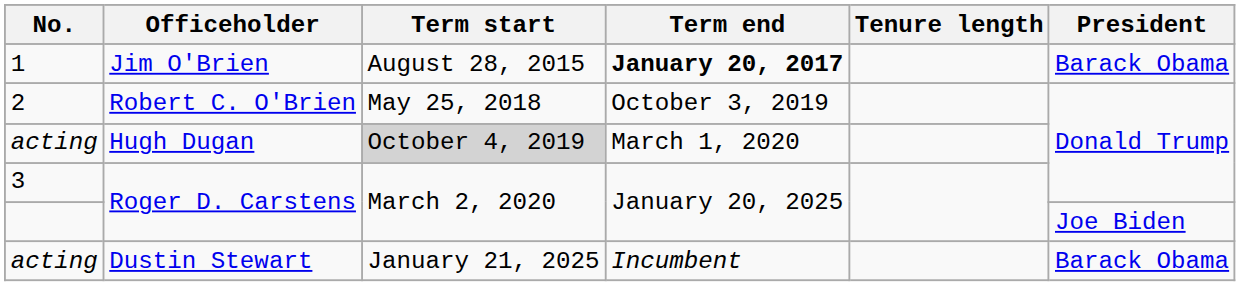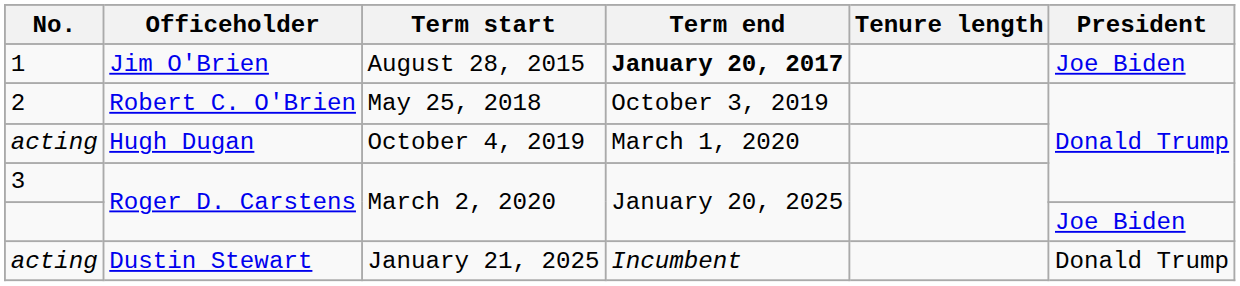(1142, 64) Barack Obama -> (1120, 64) Joe Biden
(476, 143) lightgrey background -> (476, 143) no background
(1142, 261) Barack Obama -> (1142, 261) Donald Trump
